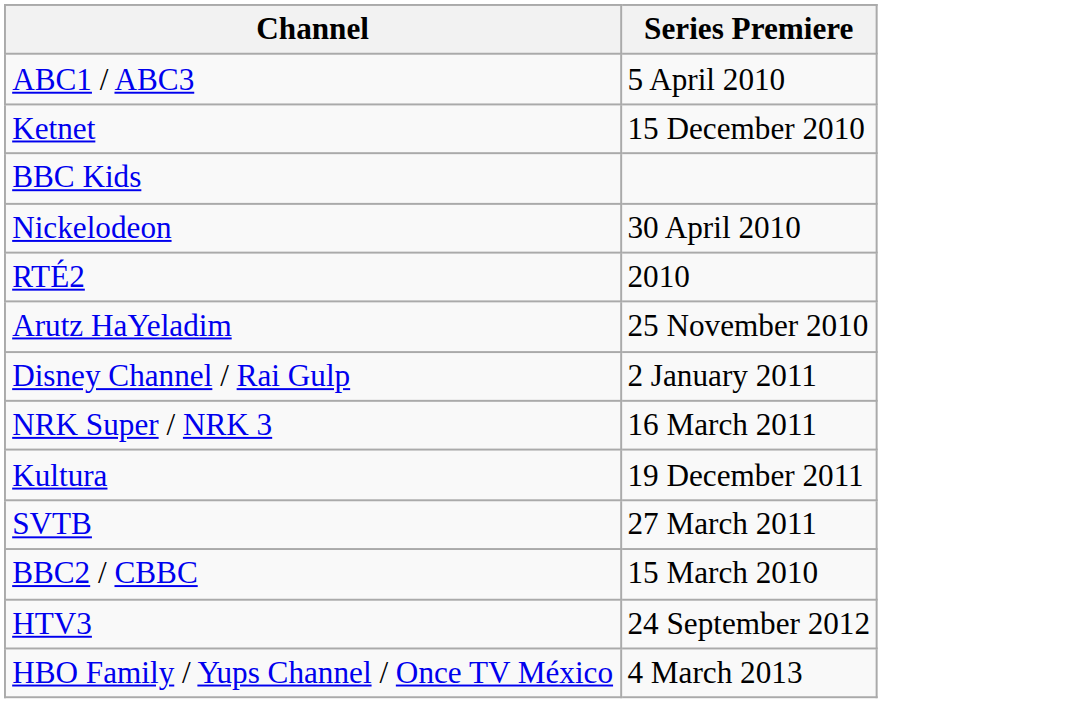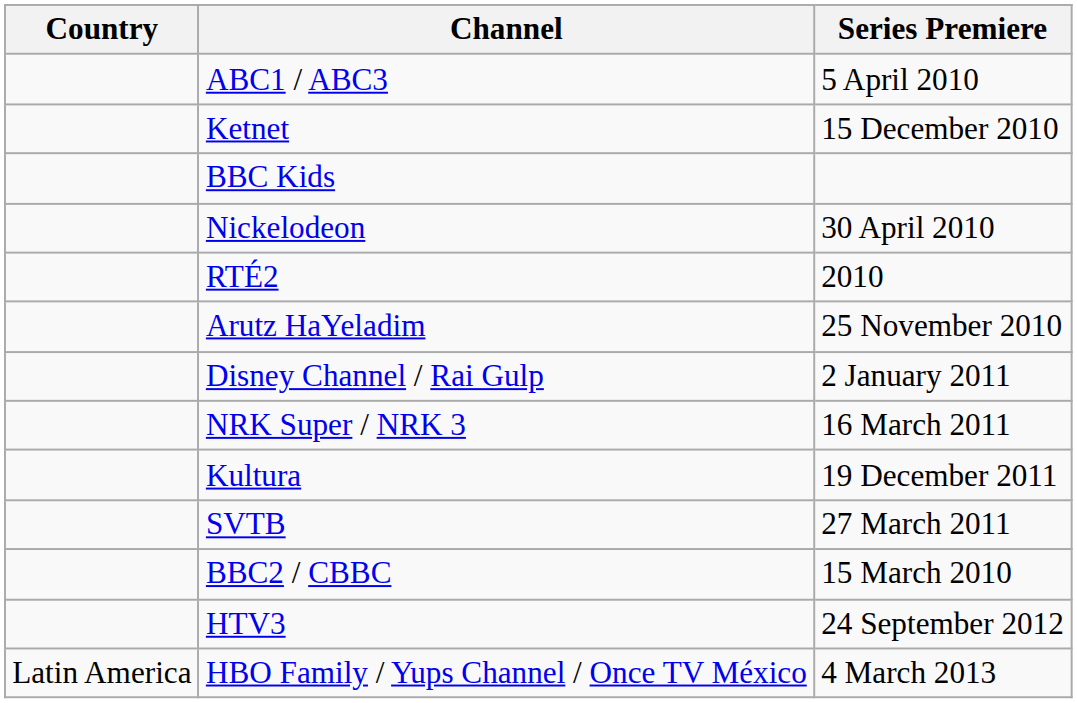+ column: (102, 29)
